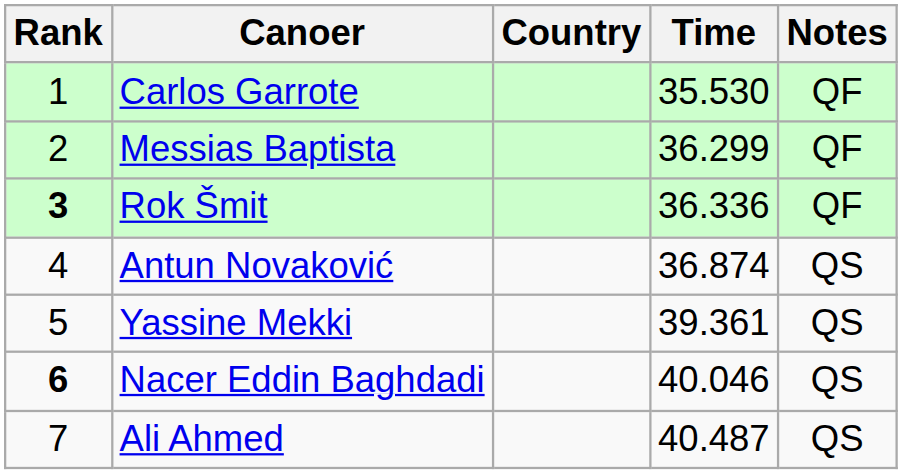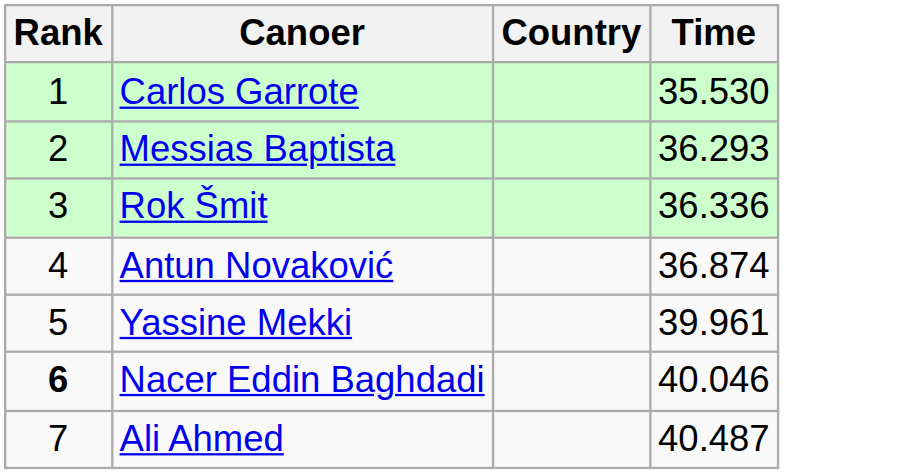- column: (837, 33)
(714, 149) 36.299 -> (714, 149) 36.293
(58, 206) bold -> (58, 206) normal
(714, 322) 39.361 -> (714, 322) 39.961
